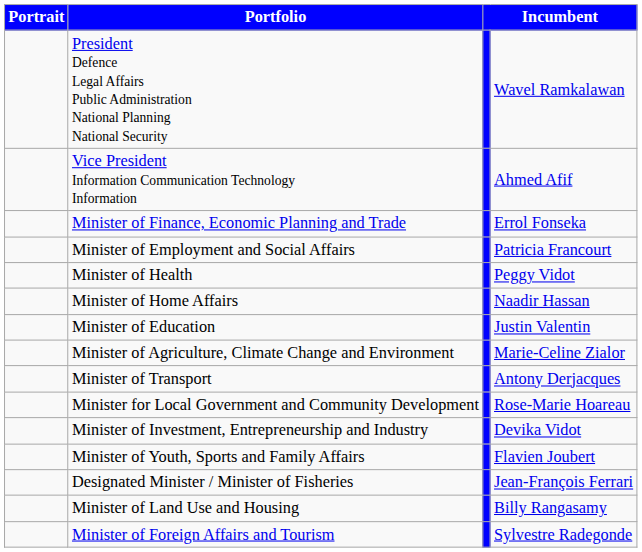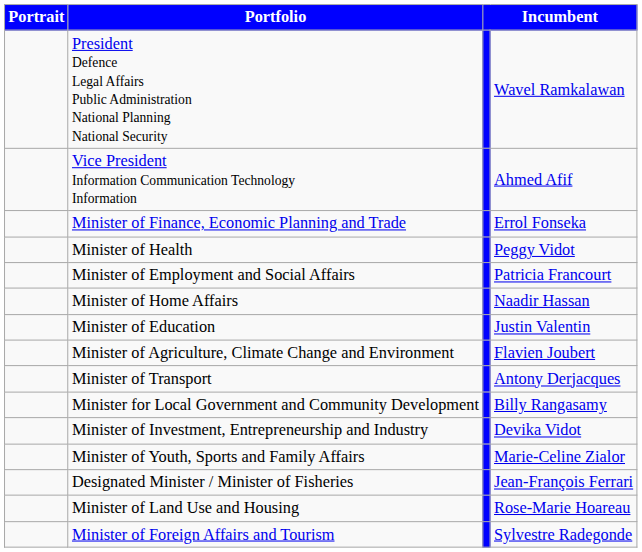rows swapped: (132, 275) <-> (213, 249)
(560, 353) Marie-Celine Zialor -> (545, 353) Flavien Joubert
(562, 404) Rose-Marie Hoareau -> (550, 404) Billy Rangasamy
(545, 456) Flavien Joubert -> (560, 456) Marie-Celine Zialor
(550, 508) Billy Rangasamy -> (562, 508) Rose-Marie Hoareau
